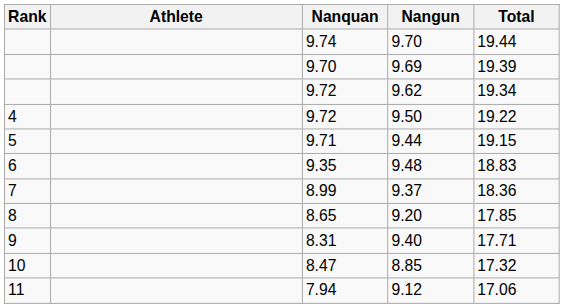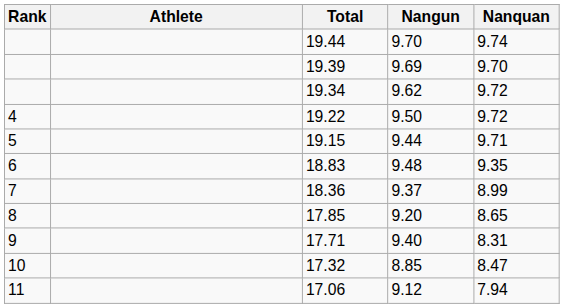columns swapped: (345, 16) <-> (516, 16)
